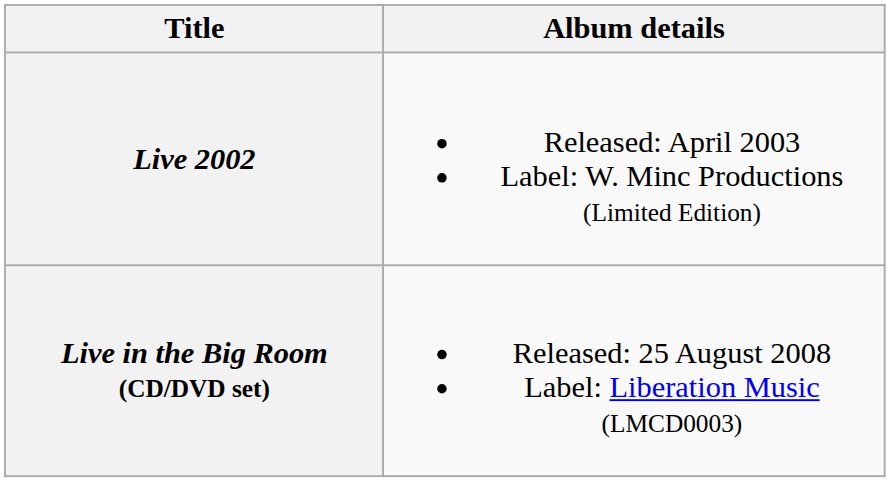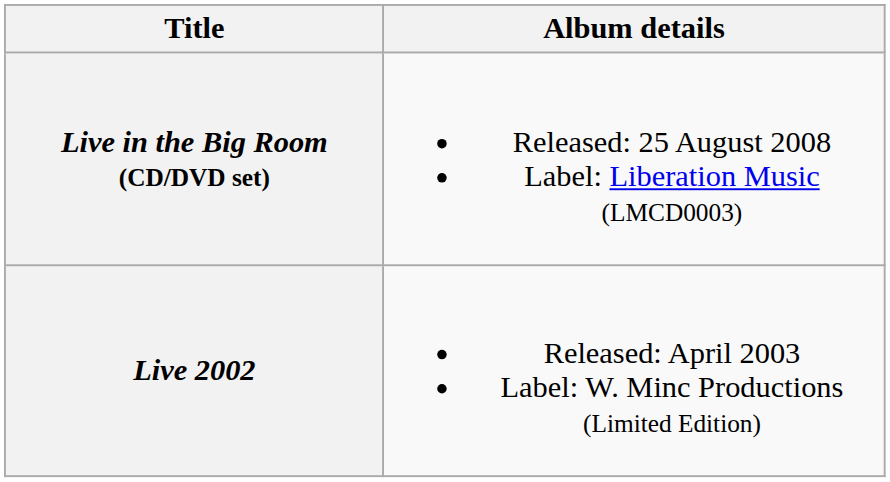rows swapped: (194, 158) <-> (194, 370)
